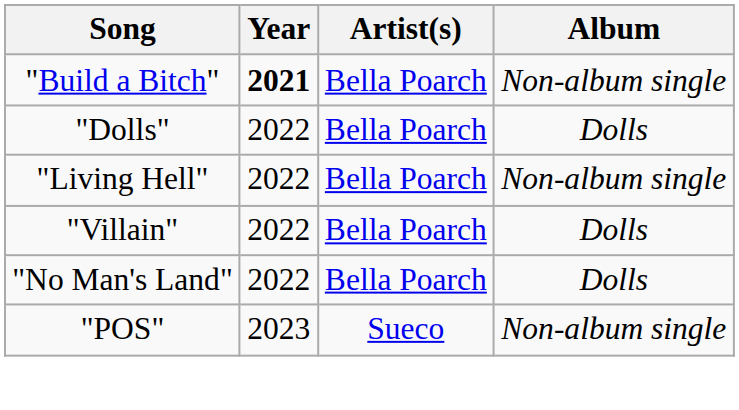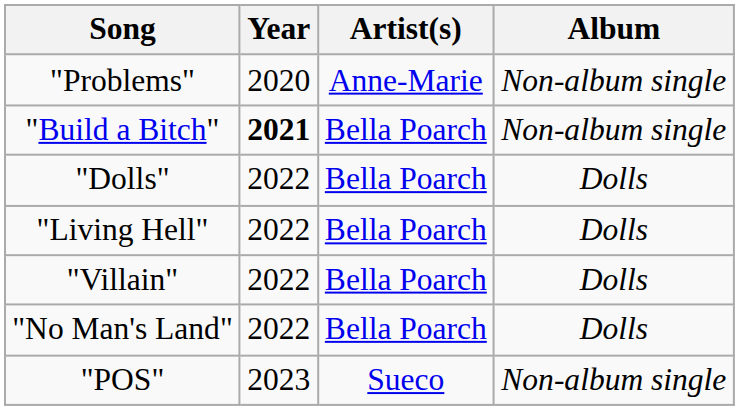+ row: (122, 79)
(614, 179) Non-album single -> (614, 229) Dolls
